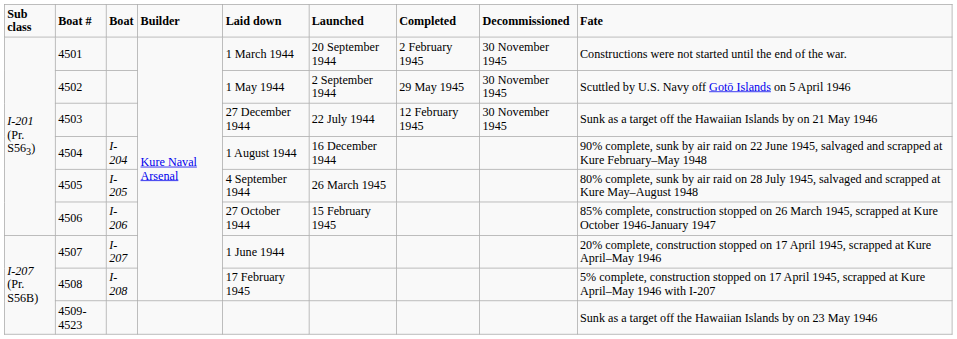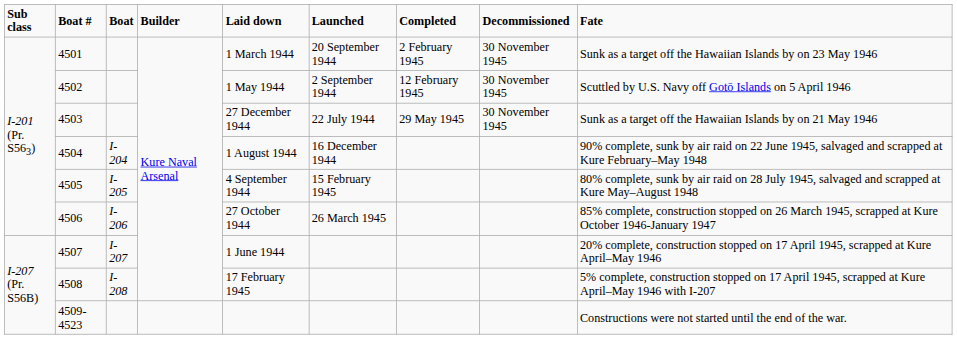(713, 53) Constructions were not started until the end of the war. -> (729, 53) Sunk as a target off the Hawaiian Islands by on 23 May 1946
(432, 86) 29 May 1945 -> (429, 86) 12 February 1945
(429, 119) 12 February 1945 -> (432, 119) 29 May 1945
(349, 185) 26 March 1945 -> (341, 185) 15 February 1945
(341, 218) 15 February 1945 -> (349, 218) 26 March 1945
(729, 317) Sunk as a target off the Hawaiian Islands by on 23 May 1946 -> (713, 317) Constructions were not started until the end of the war.
